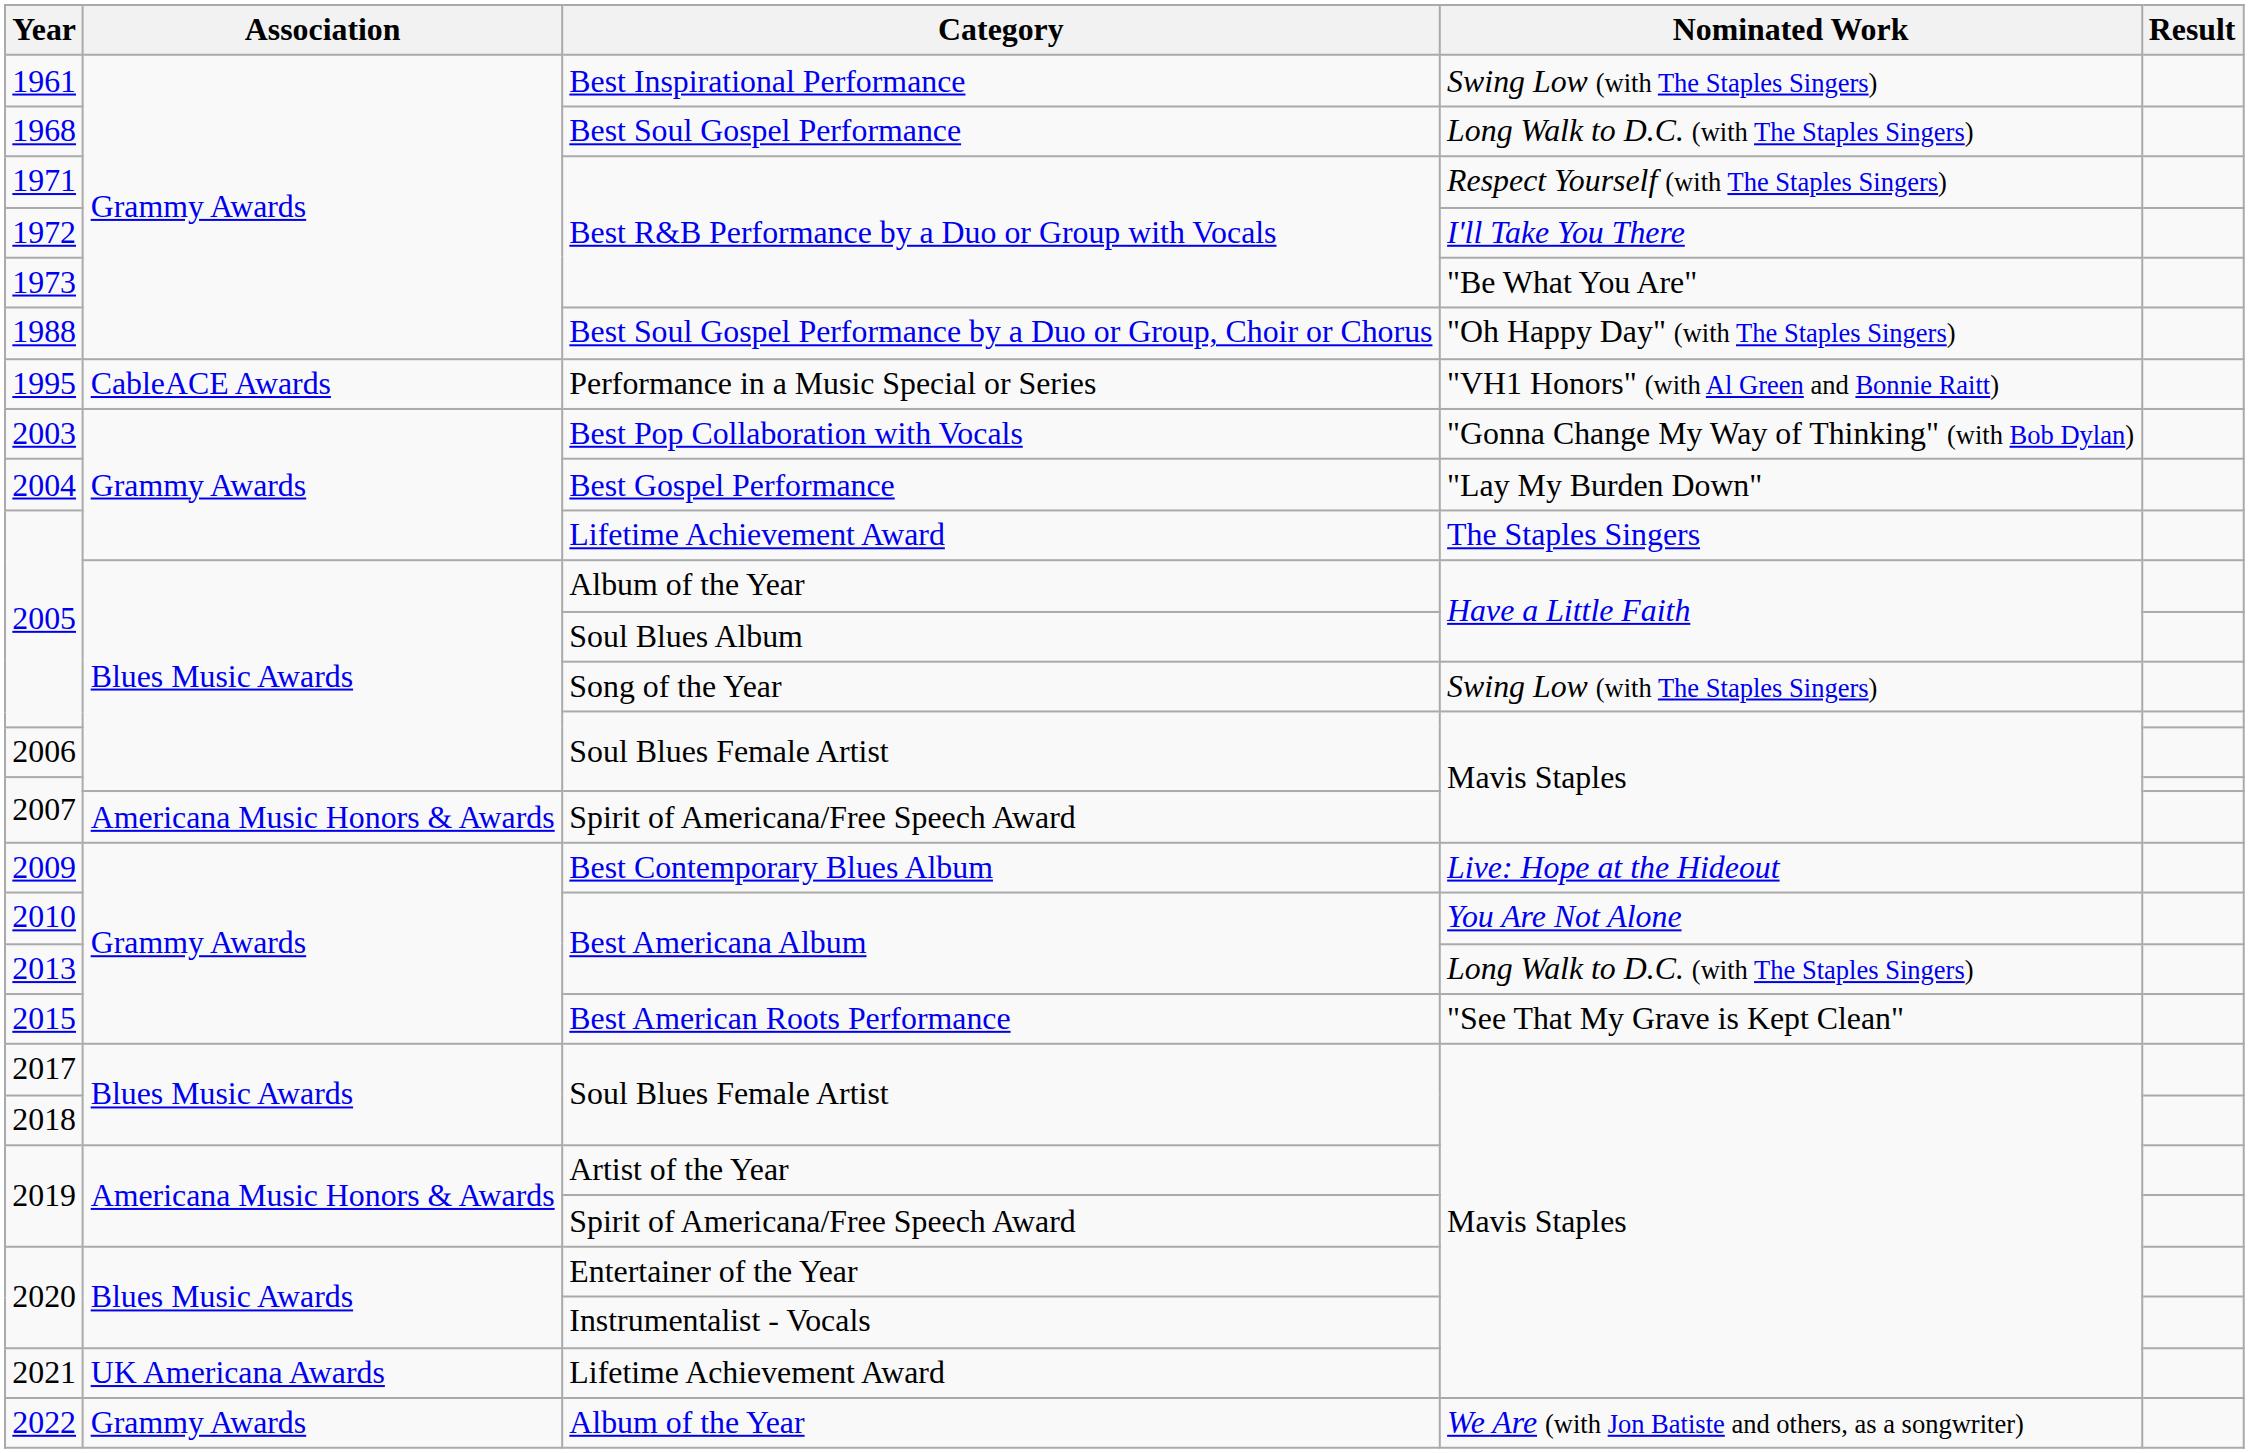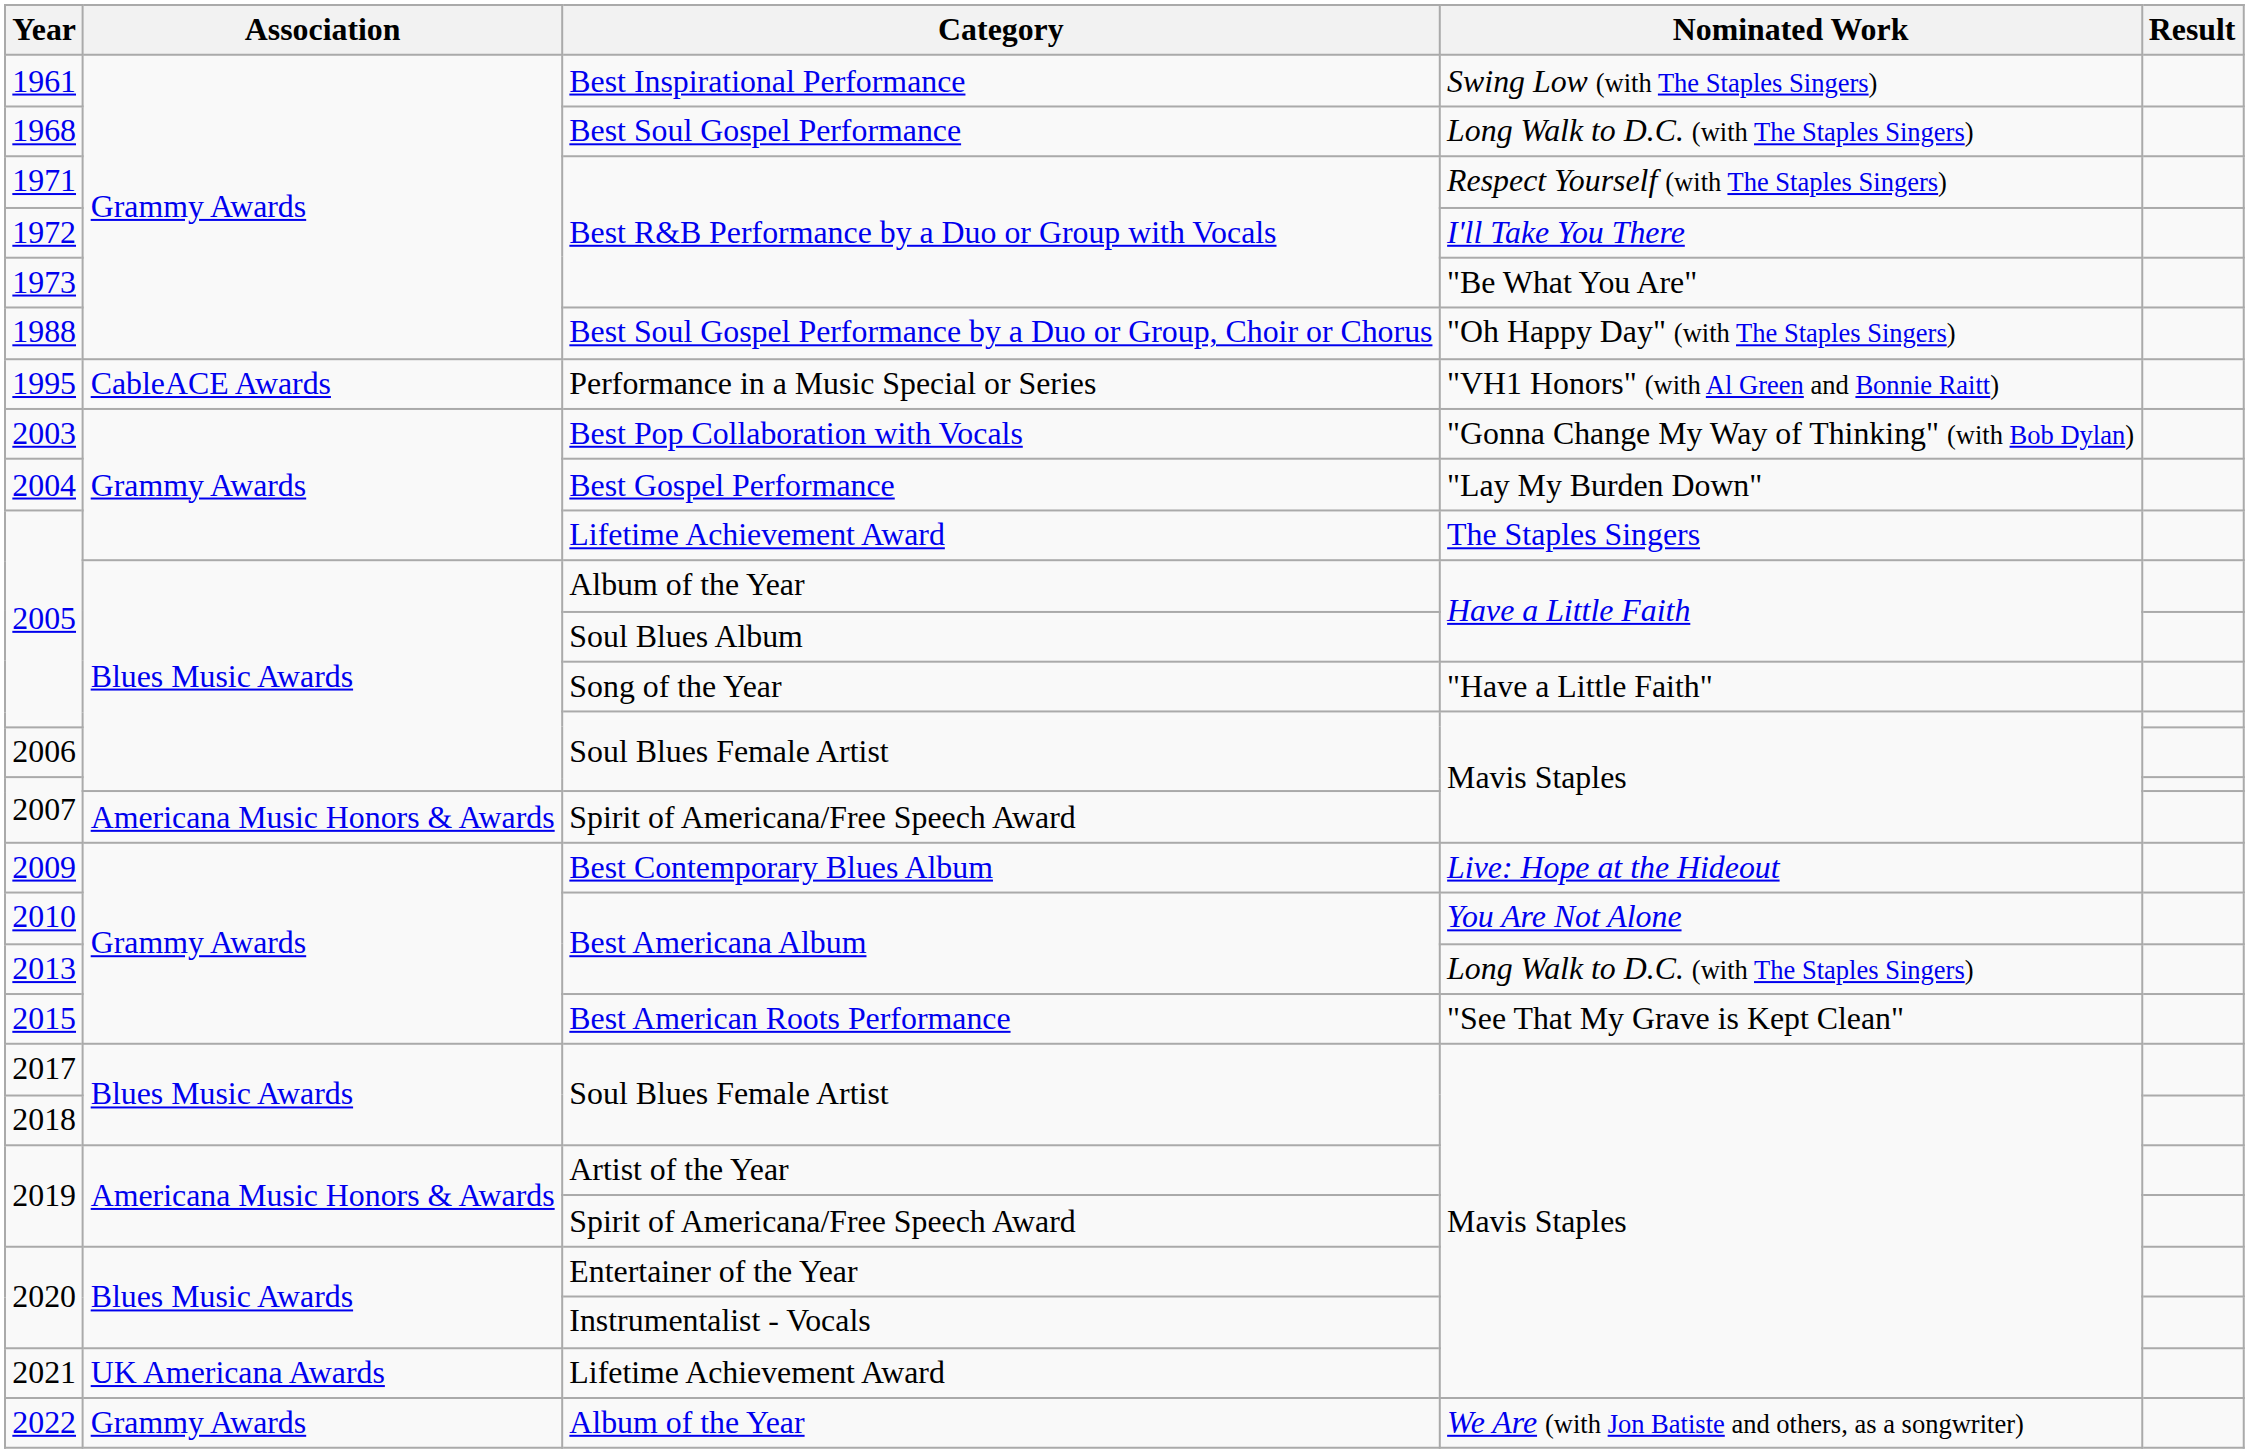(1662, 686) Swing Low (with The Staples Singers) -> (1580, 686) "Have a Little Faith"
